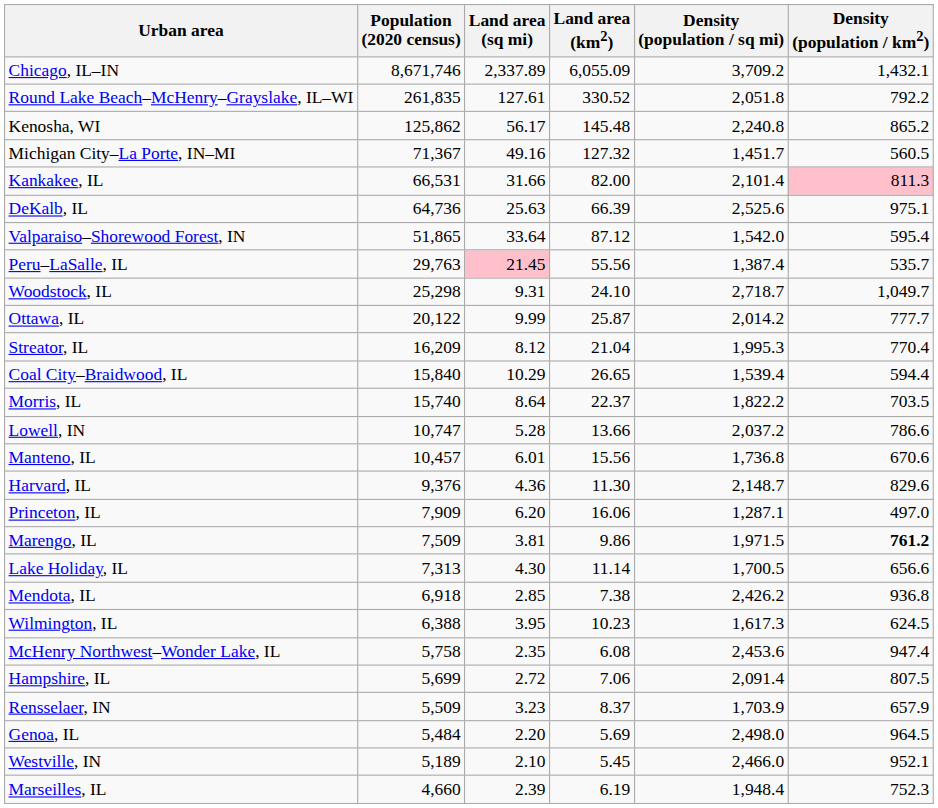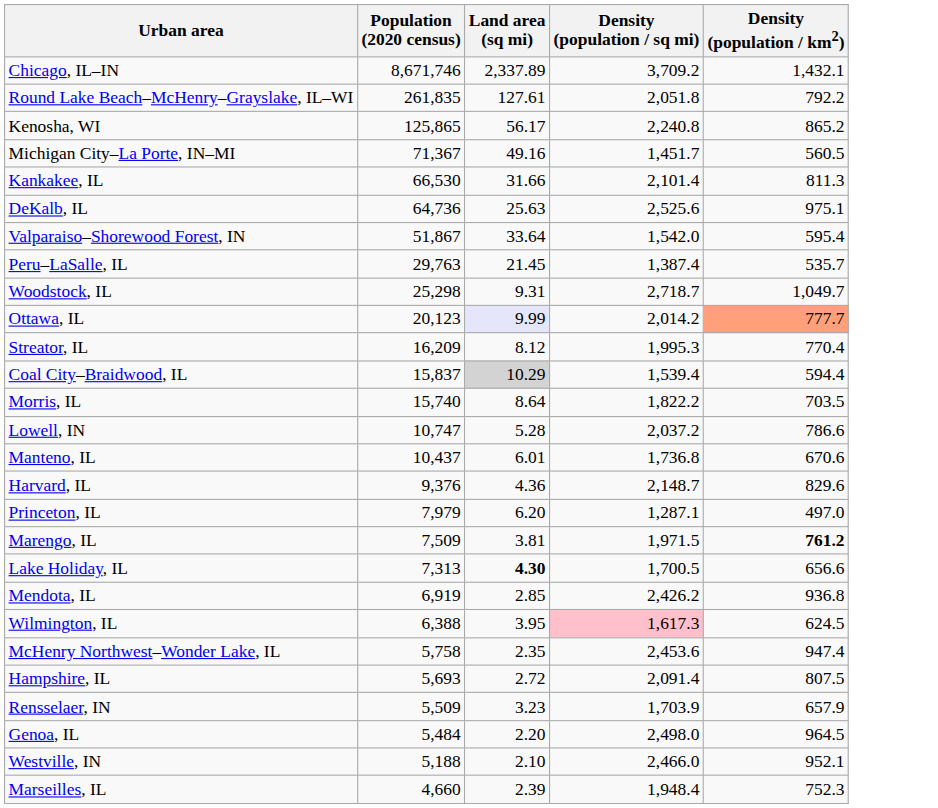- column: (592, 30)
(432, 125) 125,862 -> (432, 125) 125,865
(437, 180) 66,531 -> (437, 180) 66,530
(910, 180) pink background -> (825, 180) no background
(437, 236) 51,865 -> (437, 236) 51,867
(526, 263) pink background -> (526, 263) no background
(437, 319) 20,122 -> (437, 319) 20,123
(530, 319) no background -> (530, 319) lavender background
(910, 319) no background -> (825, 319) lightsalmon background
(437, 374) 15,840 -> (437, 374) 15,837
(526, 374) no background -> (526, 374) lightgrey background
(437, 457) 10,457 -> (437, 457) 10,437
(441, 512) 7,909 -> (441, 512) 7,979
(530, 568) normal -> (530, 568) bold
(441, 595) 6,918 -> (441, 595) 6,919
(758, 623) no background -> (673, 623) pink background
(441, 678) 5,699 -> (441, 678) 5,693
(441, 761) 5,189 -> (441, 761) 5,188
